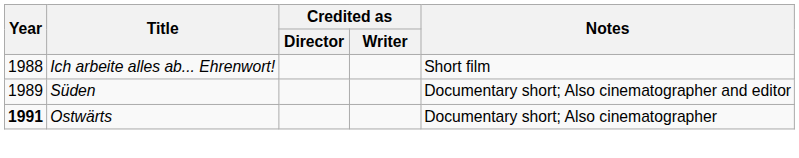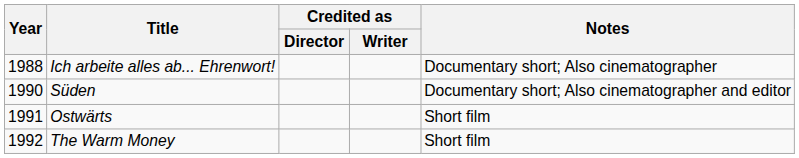(457, 66) Short film -> (571, 66) Documentary short; Also cinematographer
(26, 91) 1989 -> (26, 91) 1990
(26, 116) bold -> (26, 116) normal
(571, 116) Documentary short; Also cinematographer -> (457, 116) Short film
+ row: (112, 141)
